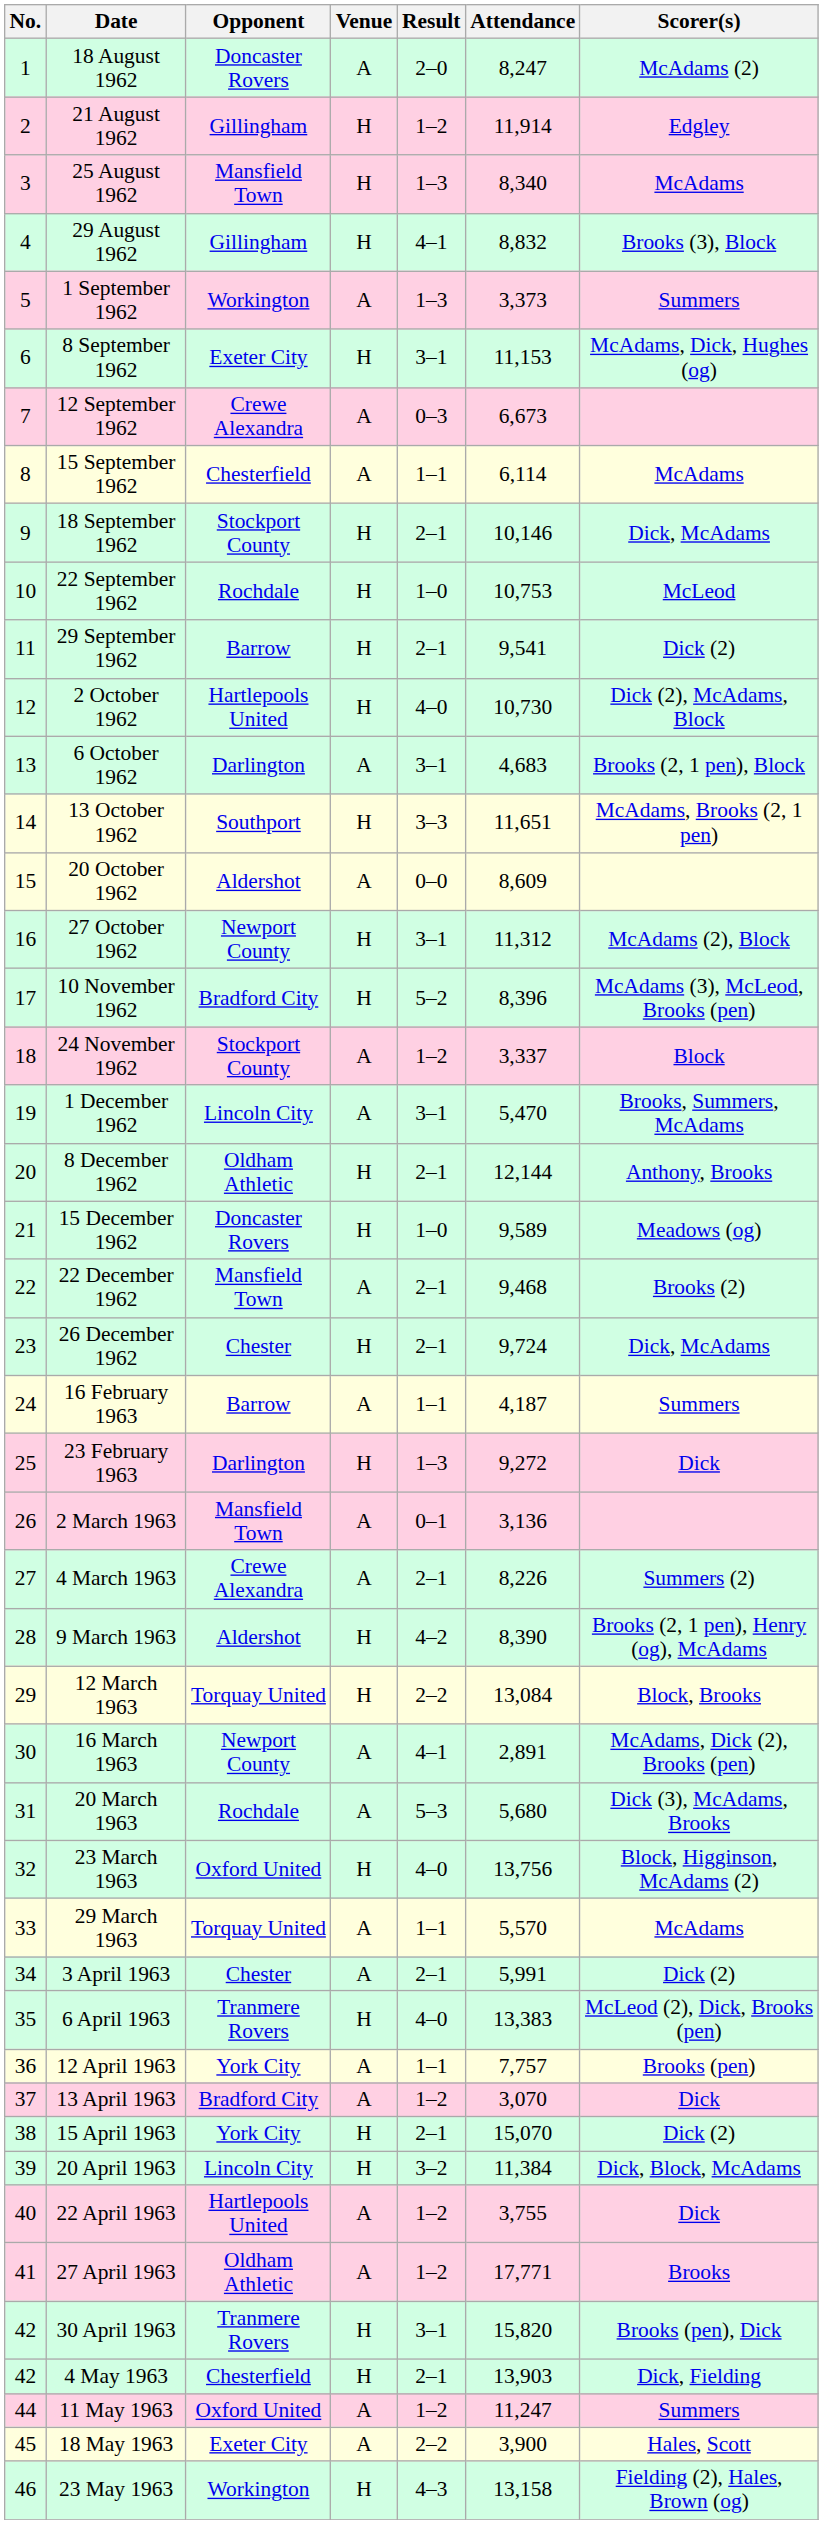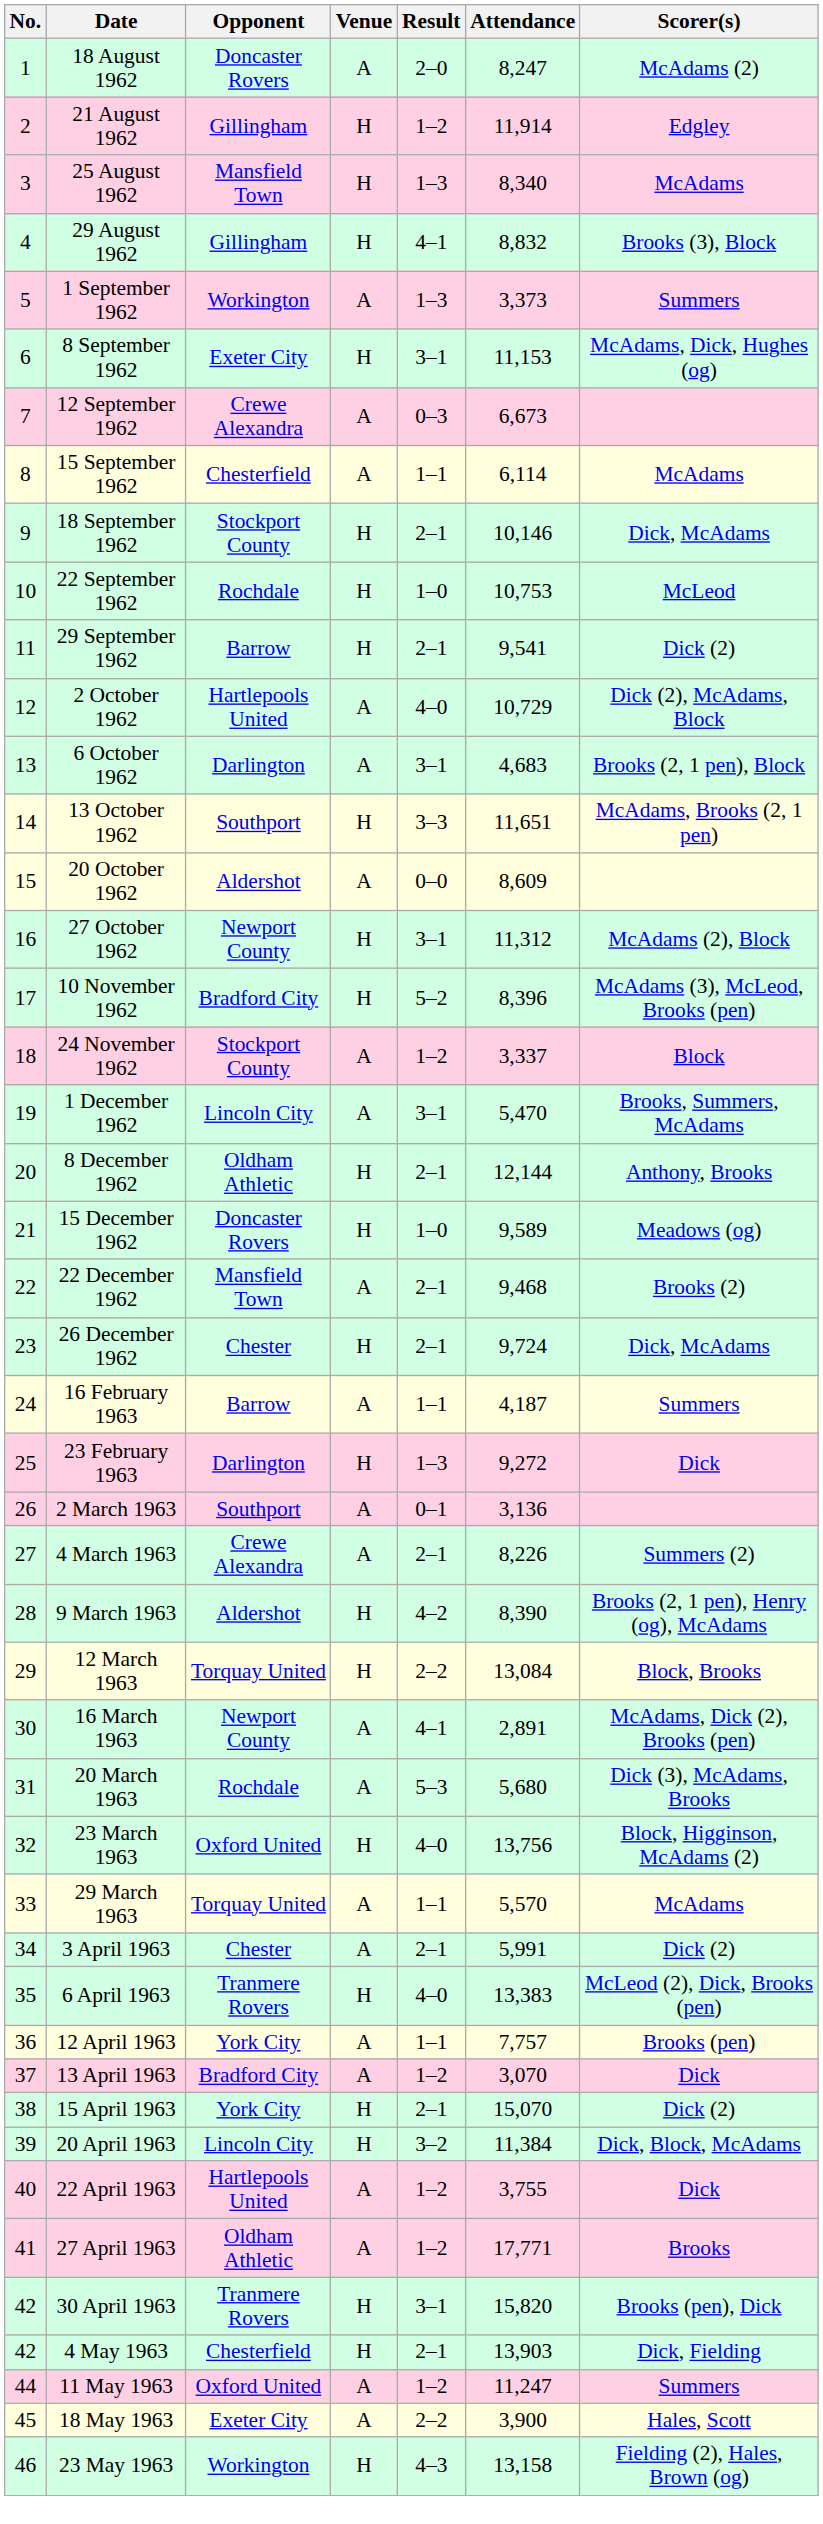(364, 706) H -> (364, 706) A
(523, 706) 10,730 -> (523, 706) 10,729
(258, 1520) Mansfield Town -> (258, 1508) Southport
